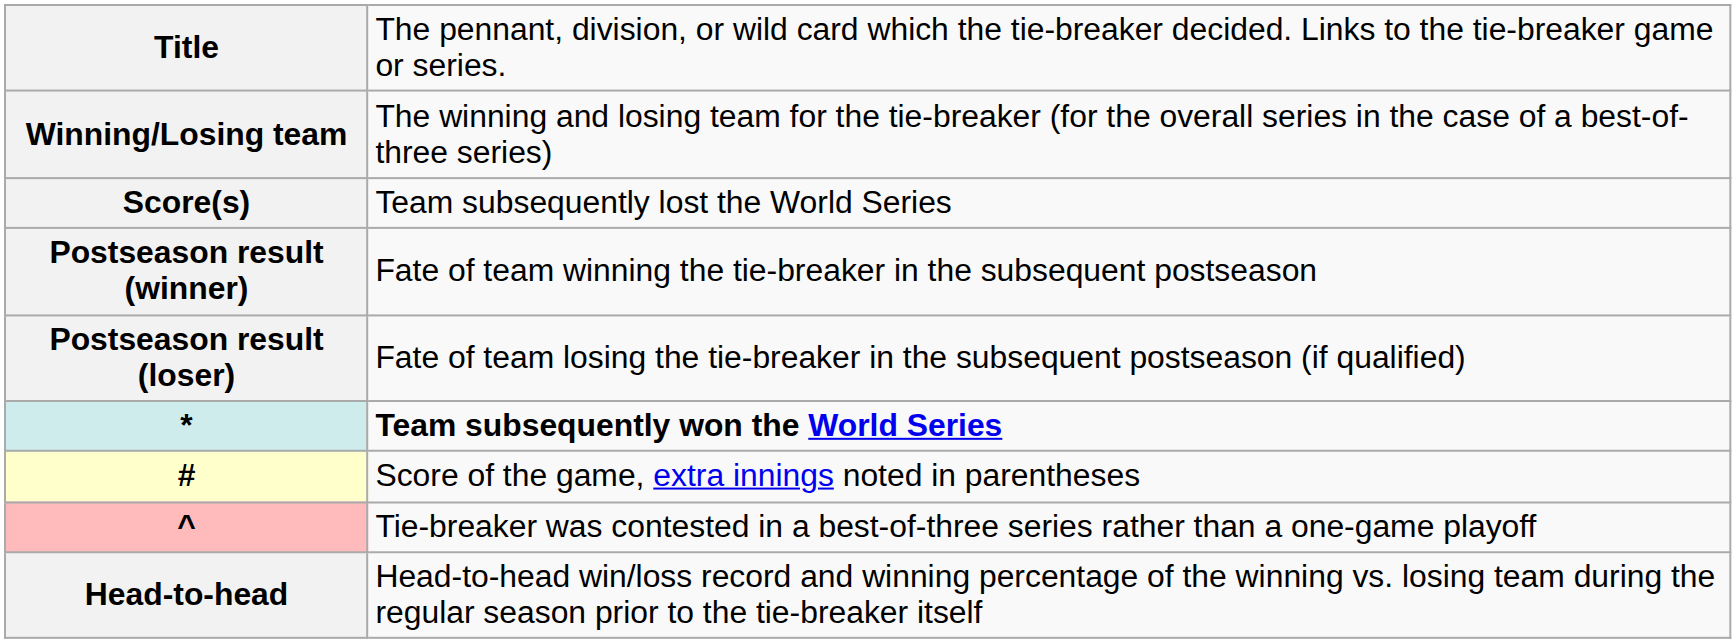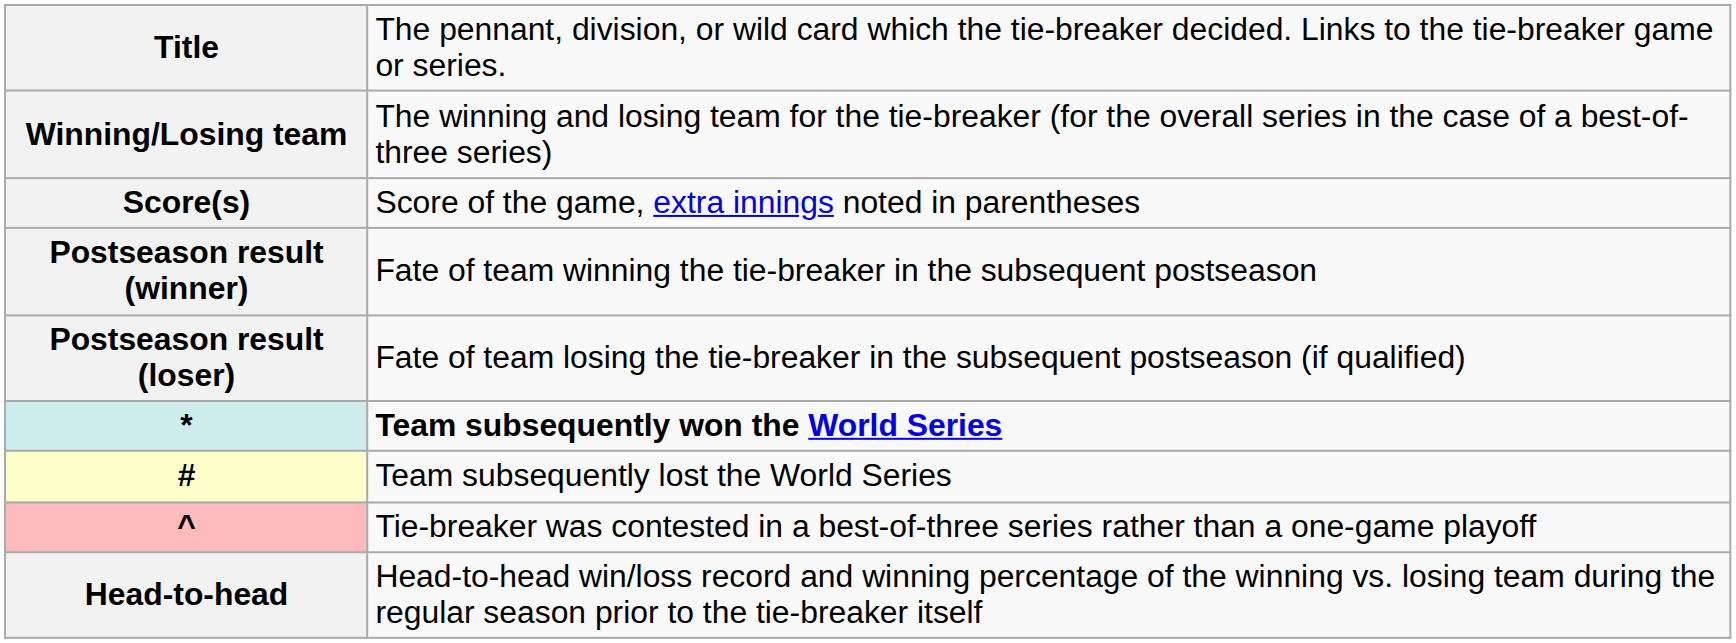(664, 202) Team subsequently lost the World Series -> (758, 202) Score of the game, extra innings noted in parentheses
(758, 476) Score of the game, extra innings noted in parentheses -> (664, 476) Team subsequently lost the World Series
